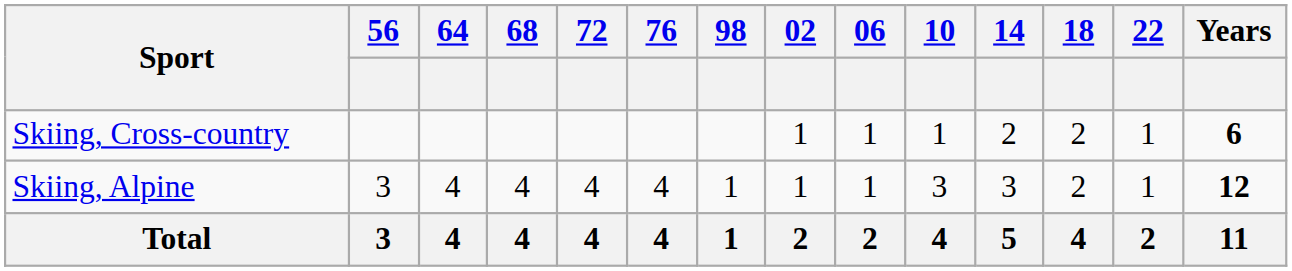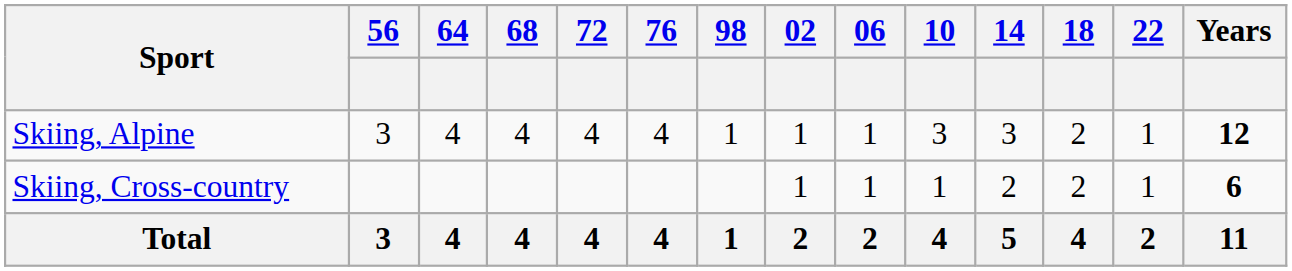rows swapped: (104, 186) <-> (151, 134)
